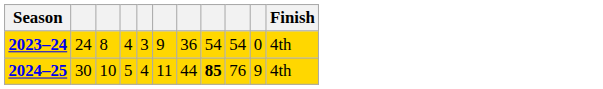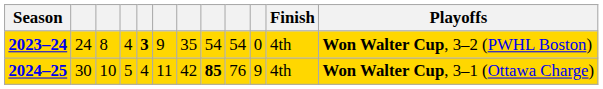+ column: (458, 17)
(144, 44) normal -> (144, 44) bold
(189, 44) 36 -> (189, 44) 35
(189, 71) 44 -> (189, 71) 42
